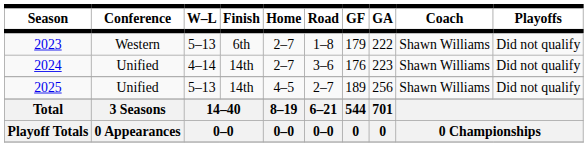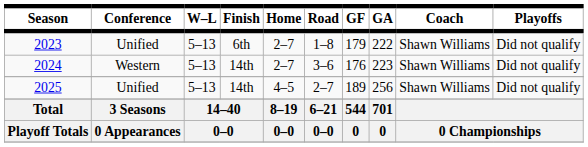(138, 44) Western -> (138, 44) Unified
(138, 65) Unified -> (138, 65) Western
(202, 65) 4–14 -> (202, 65) 5–13
